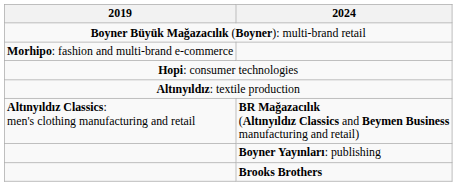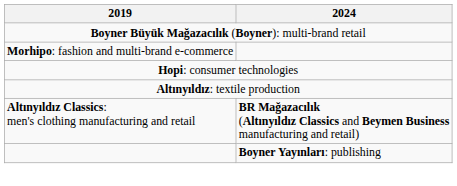- row: (280, 171)
